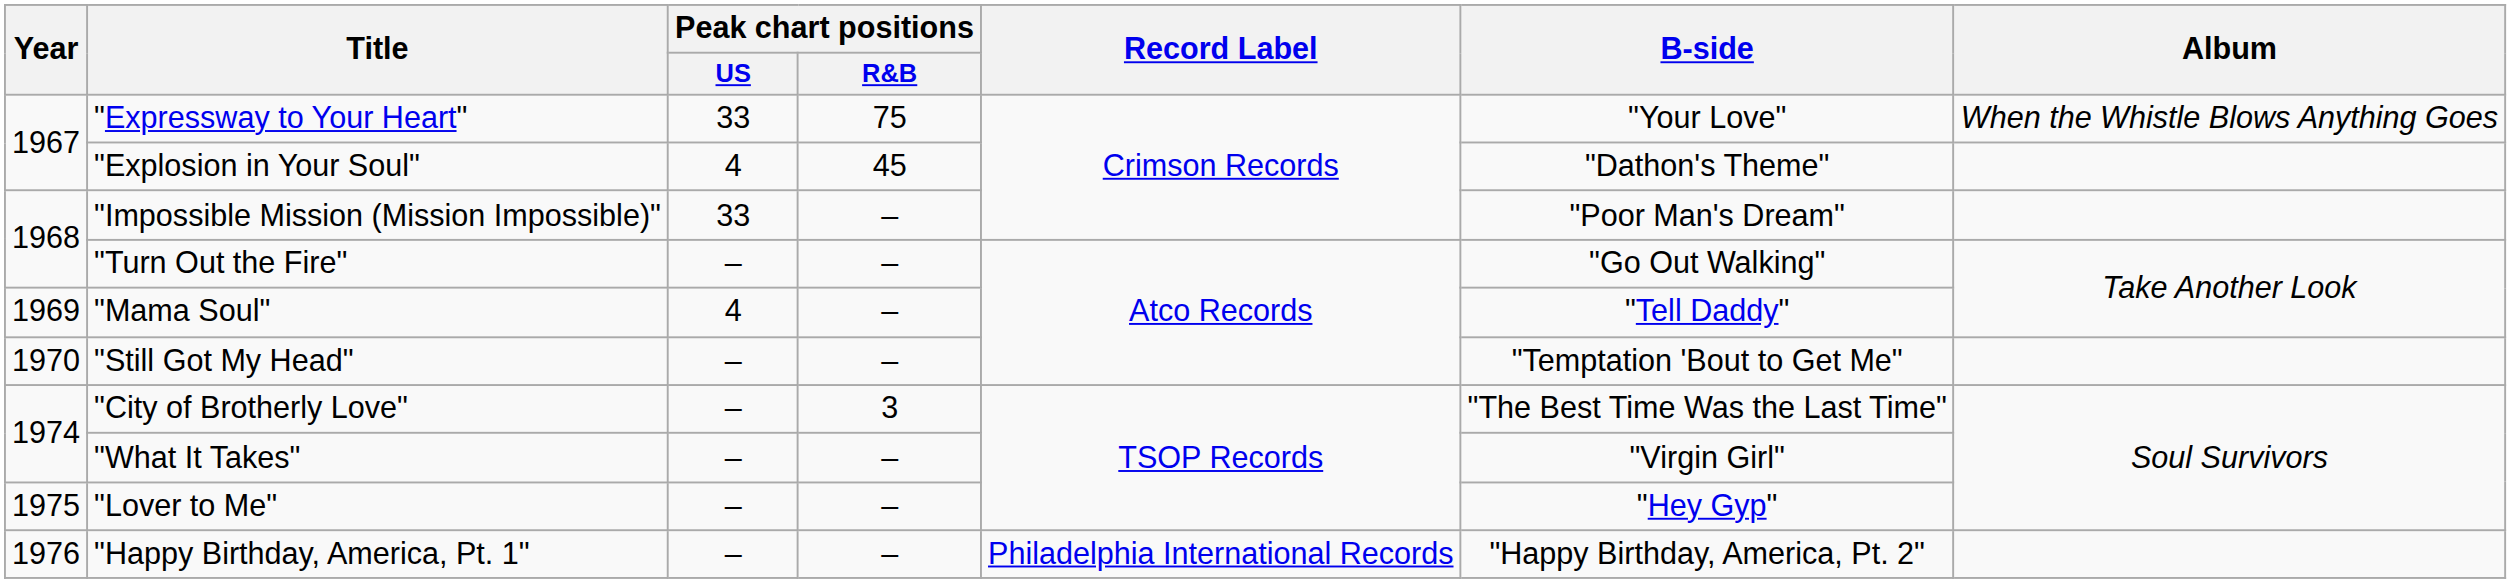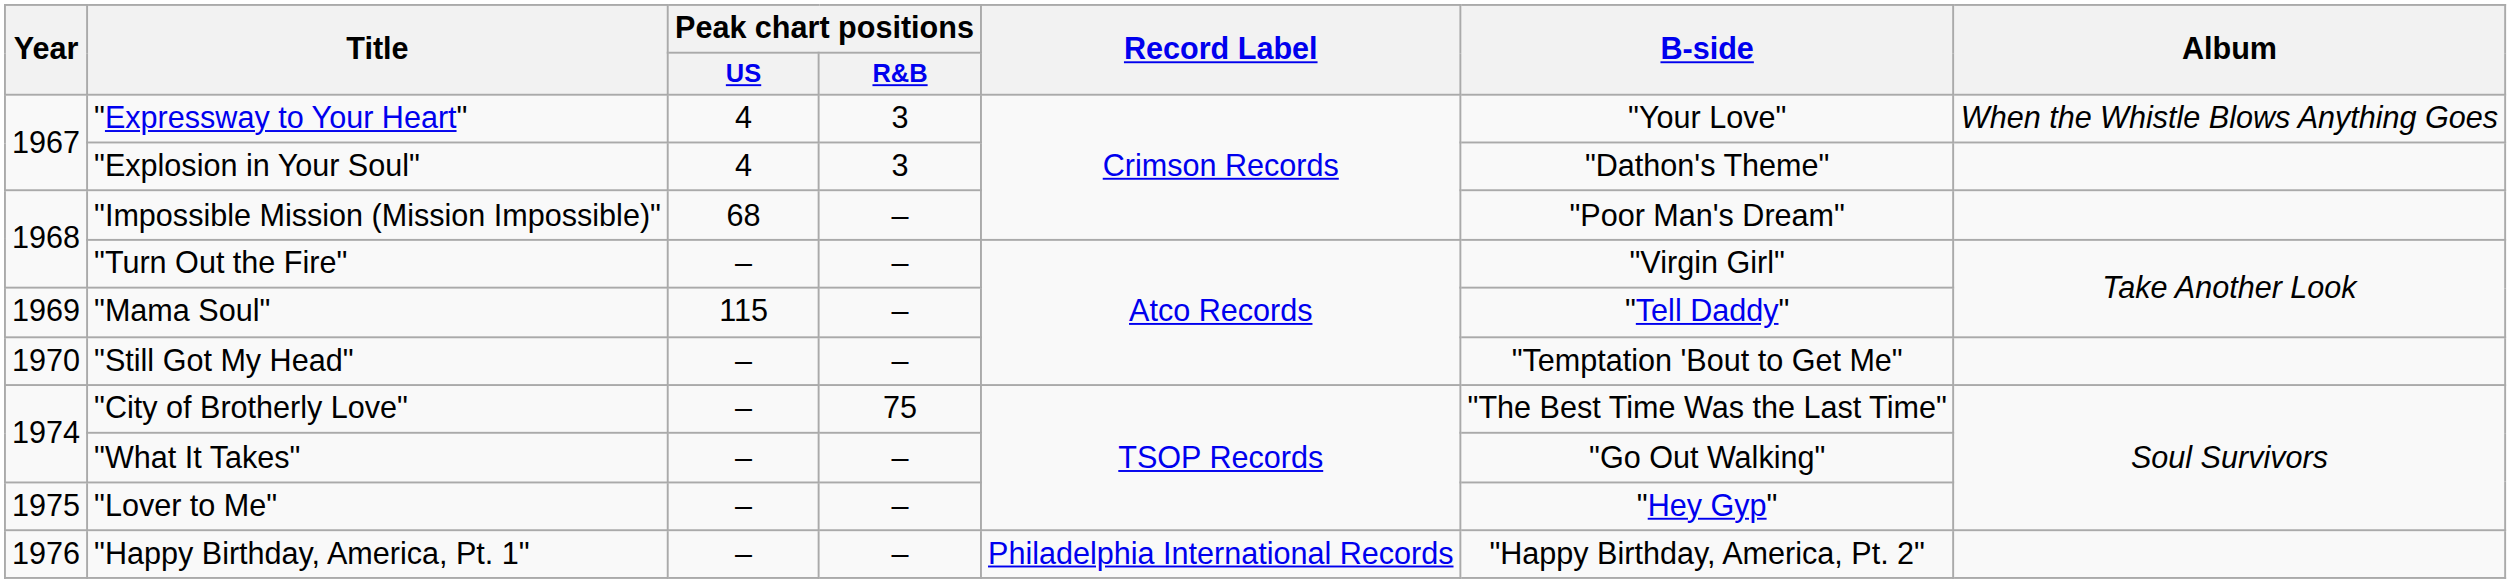(733, 117) 33 -> (744, 117) 4
(890, 117) 75 -> (900, 117) 3
(890, 166) 45 -> (900, 166) 3
(733, 214) 33 -> (744, 214) 68
(1707, 263) "Go Out Walking" -> (1707, 263) "Virgin Girl"
(733, 311) 4 -> (744, 311) 115
(890, 408) 3 -> (900, 408) 75
(1707, 457) "Virgin Girl" -> (1707, 457) "Go Out Walking"
